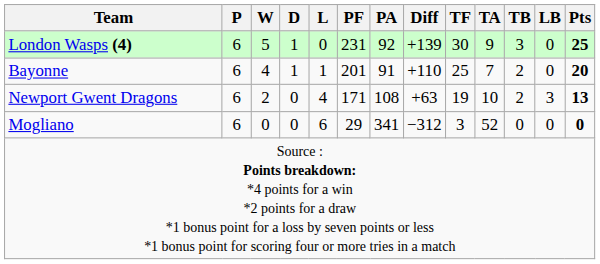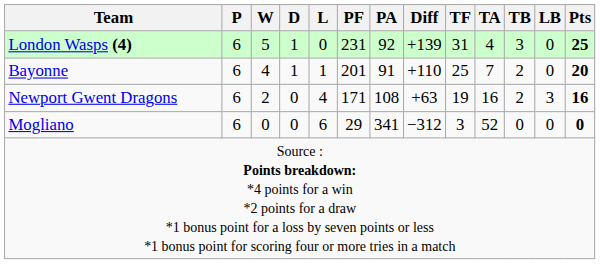(460, 44) 30 -> (460, 44) 31
(490, 44) 9 -> (490, 44) 4
(490, 97) 10 -> (490, 97) 16
(580, 97) 13 -> (580, 97) 16
